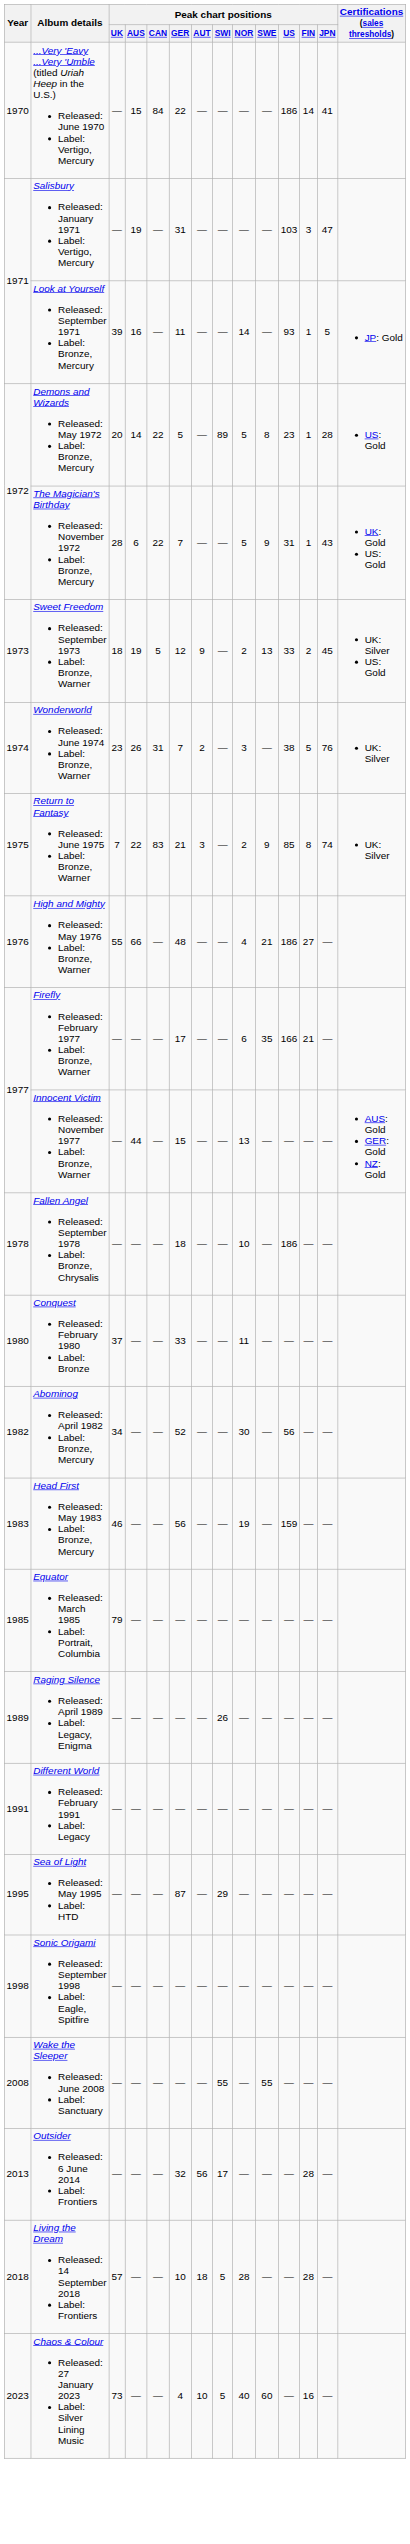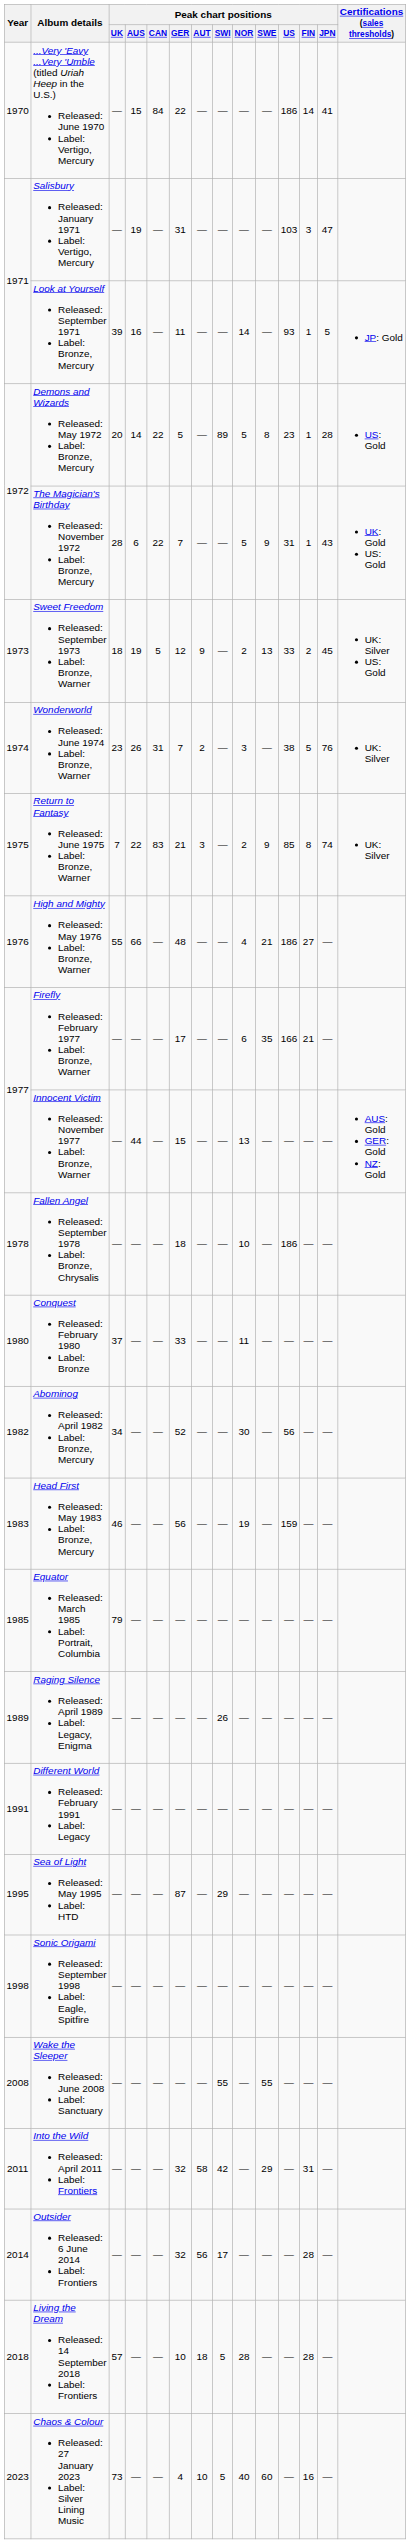+ row: (70, 2164)
(18, 2174) 2013 -> (18, 2254) 2014
